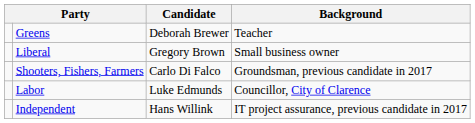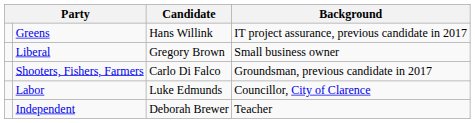(189, 33) Deborah Brewer -> (181, 33) Hans Willink
(253, 33) Teacher -> (351, 33) IT project assurance, previous candidate in 2017
(181, 109) Hans Willink -> (189, 109) Deborah Brewer
(351, 109) IT project assurance, previous candidate in 2017 -> (253, 109) Teacher
